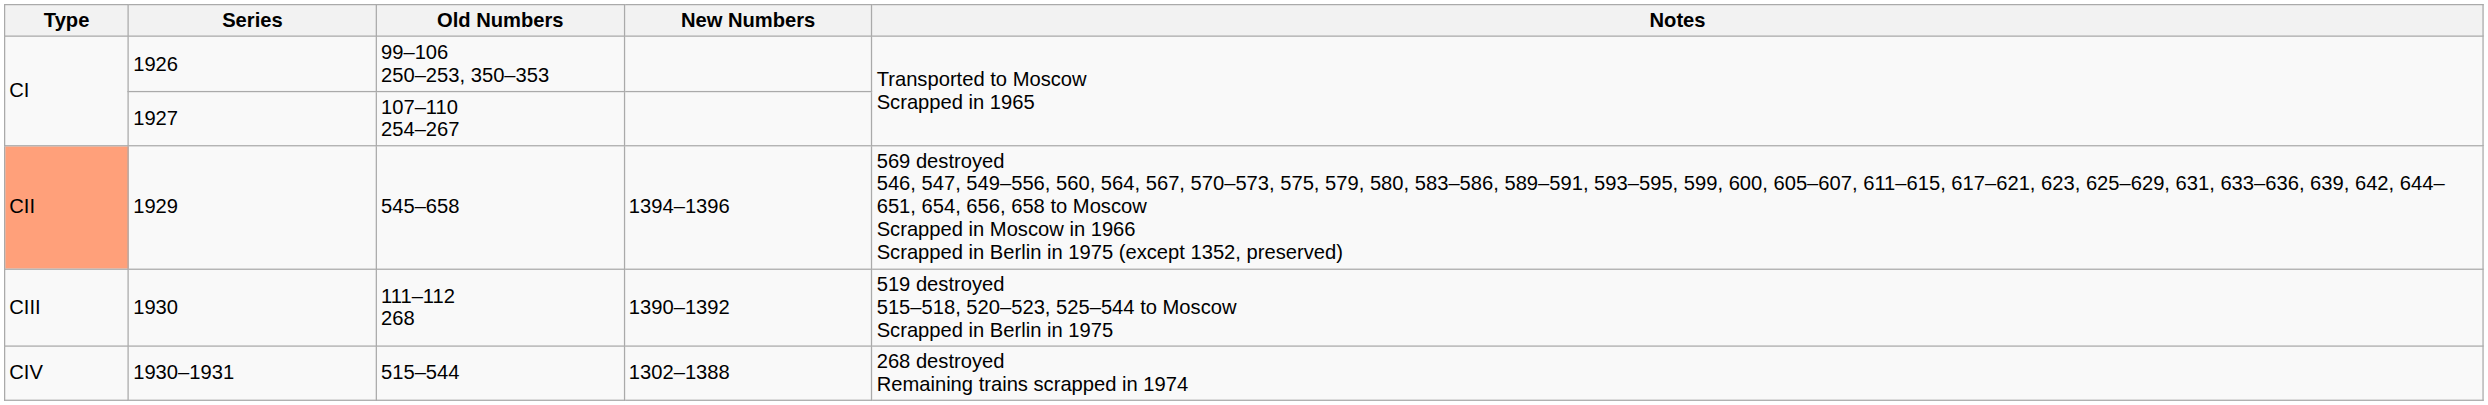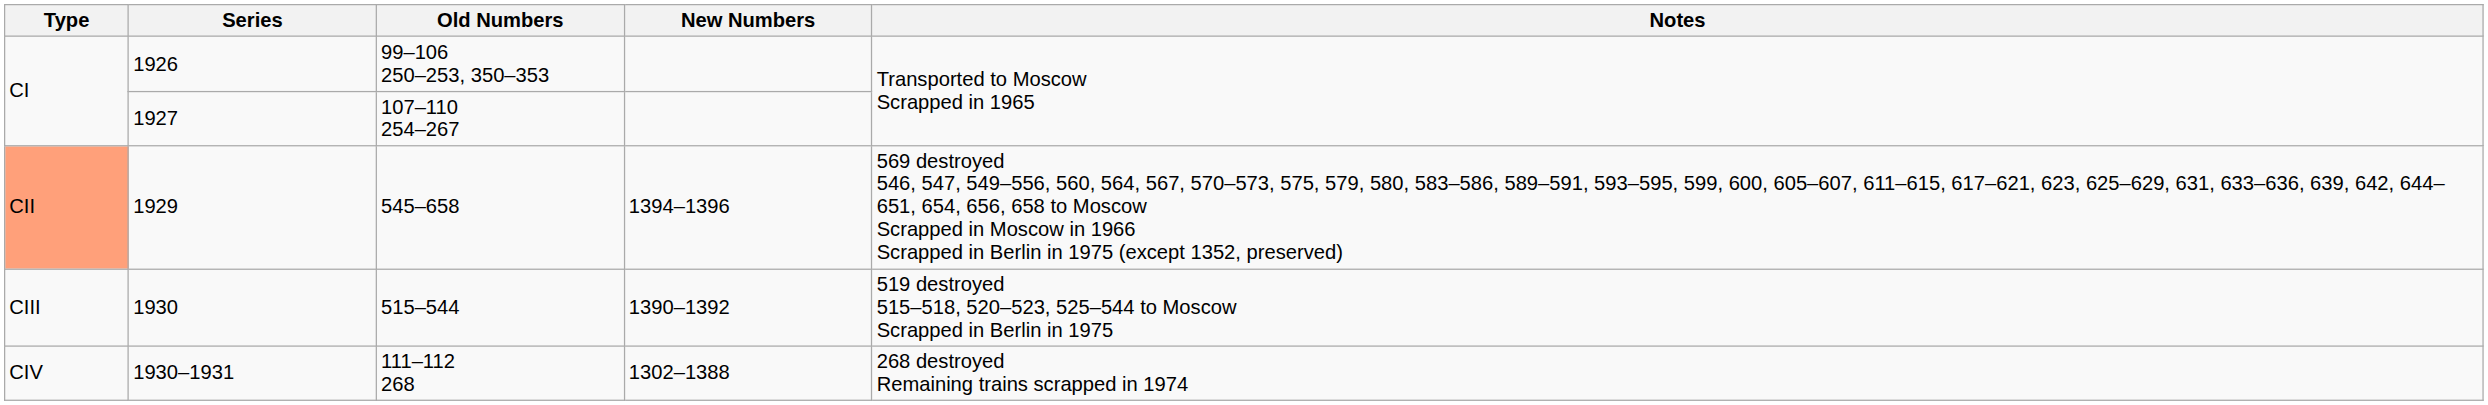(418, 307) 111–112 268 -> (420, 307) 515–544
(420, 373) 515–544 -> (418, 373) 111–112 268
